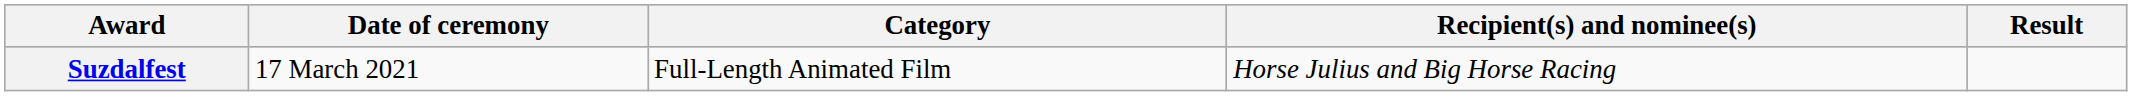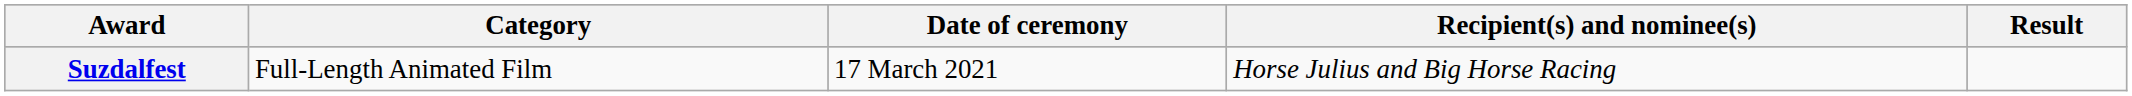columns swapped: (448, 25) <-> (937, 25)
